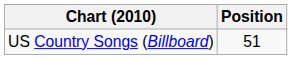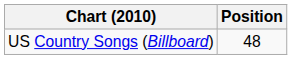(252, 41) 51 -> (252, 41) 48
